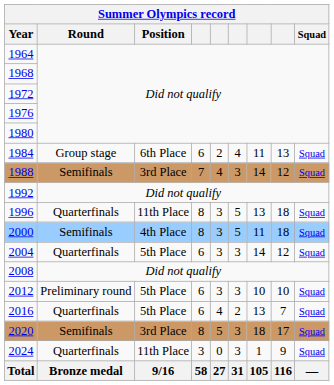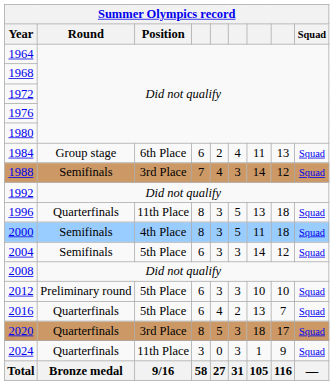(86, 251) Quarterfinals -> (86, 251) Semifinals
(86, 331) Semifinals -> (86, 331) Quarterfinals
